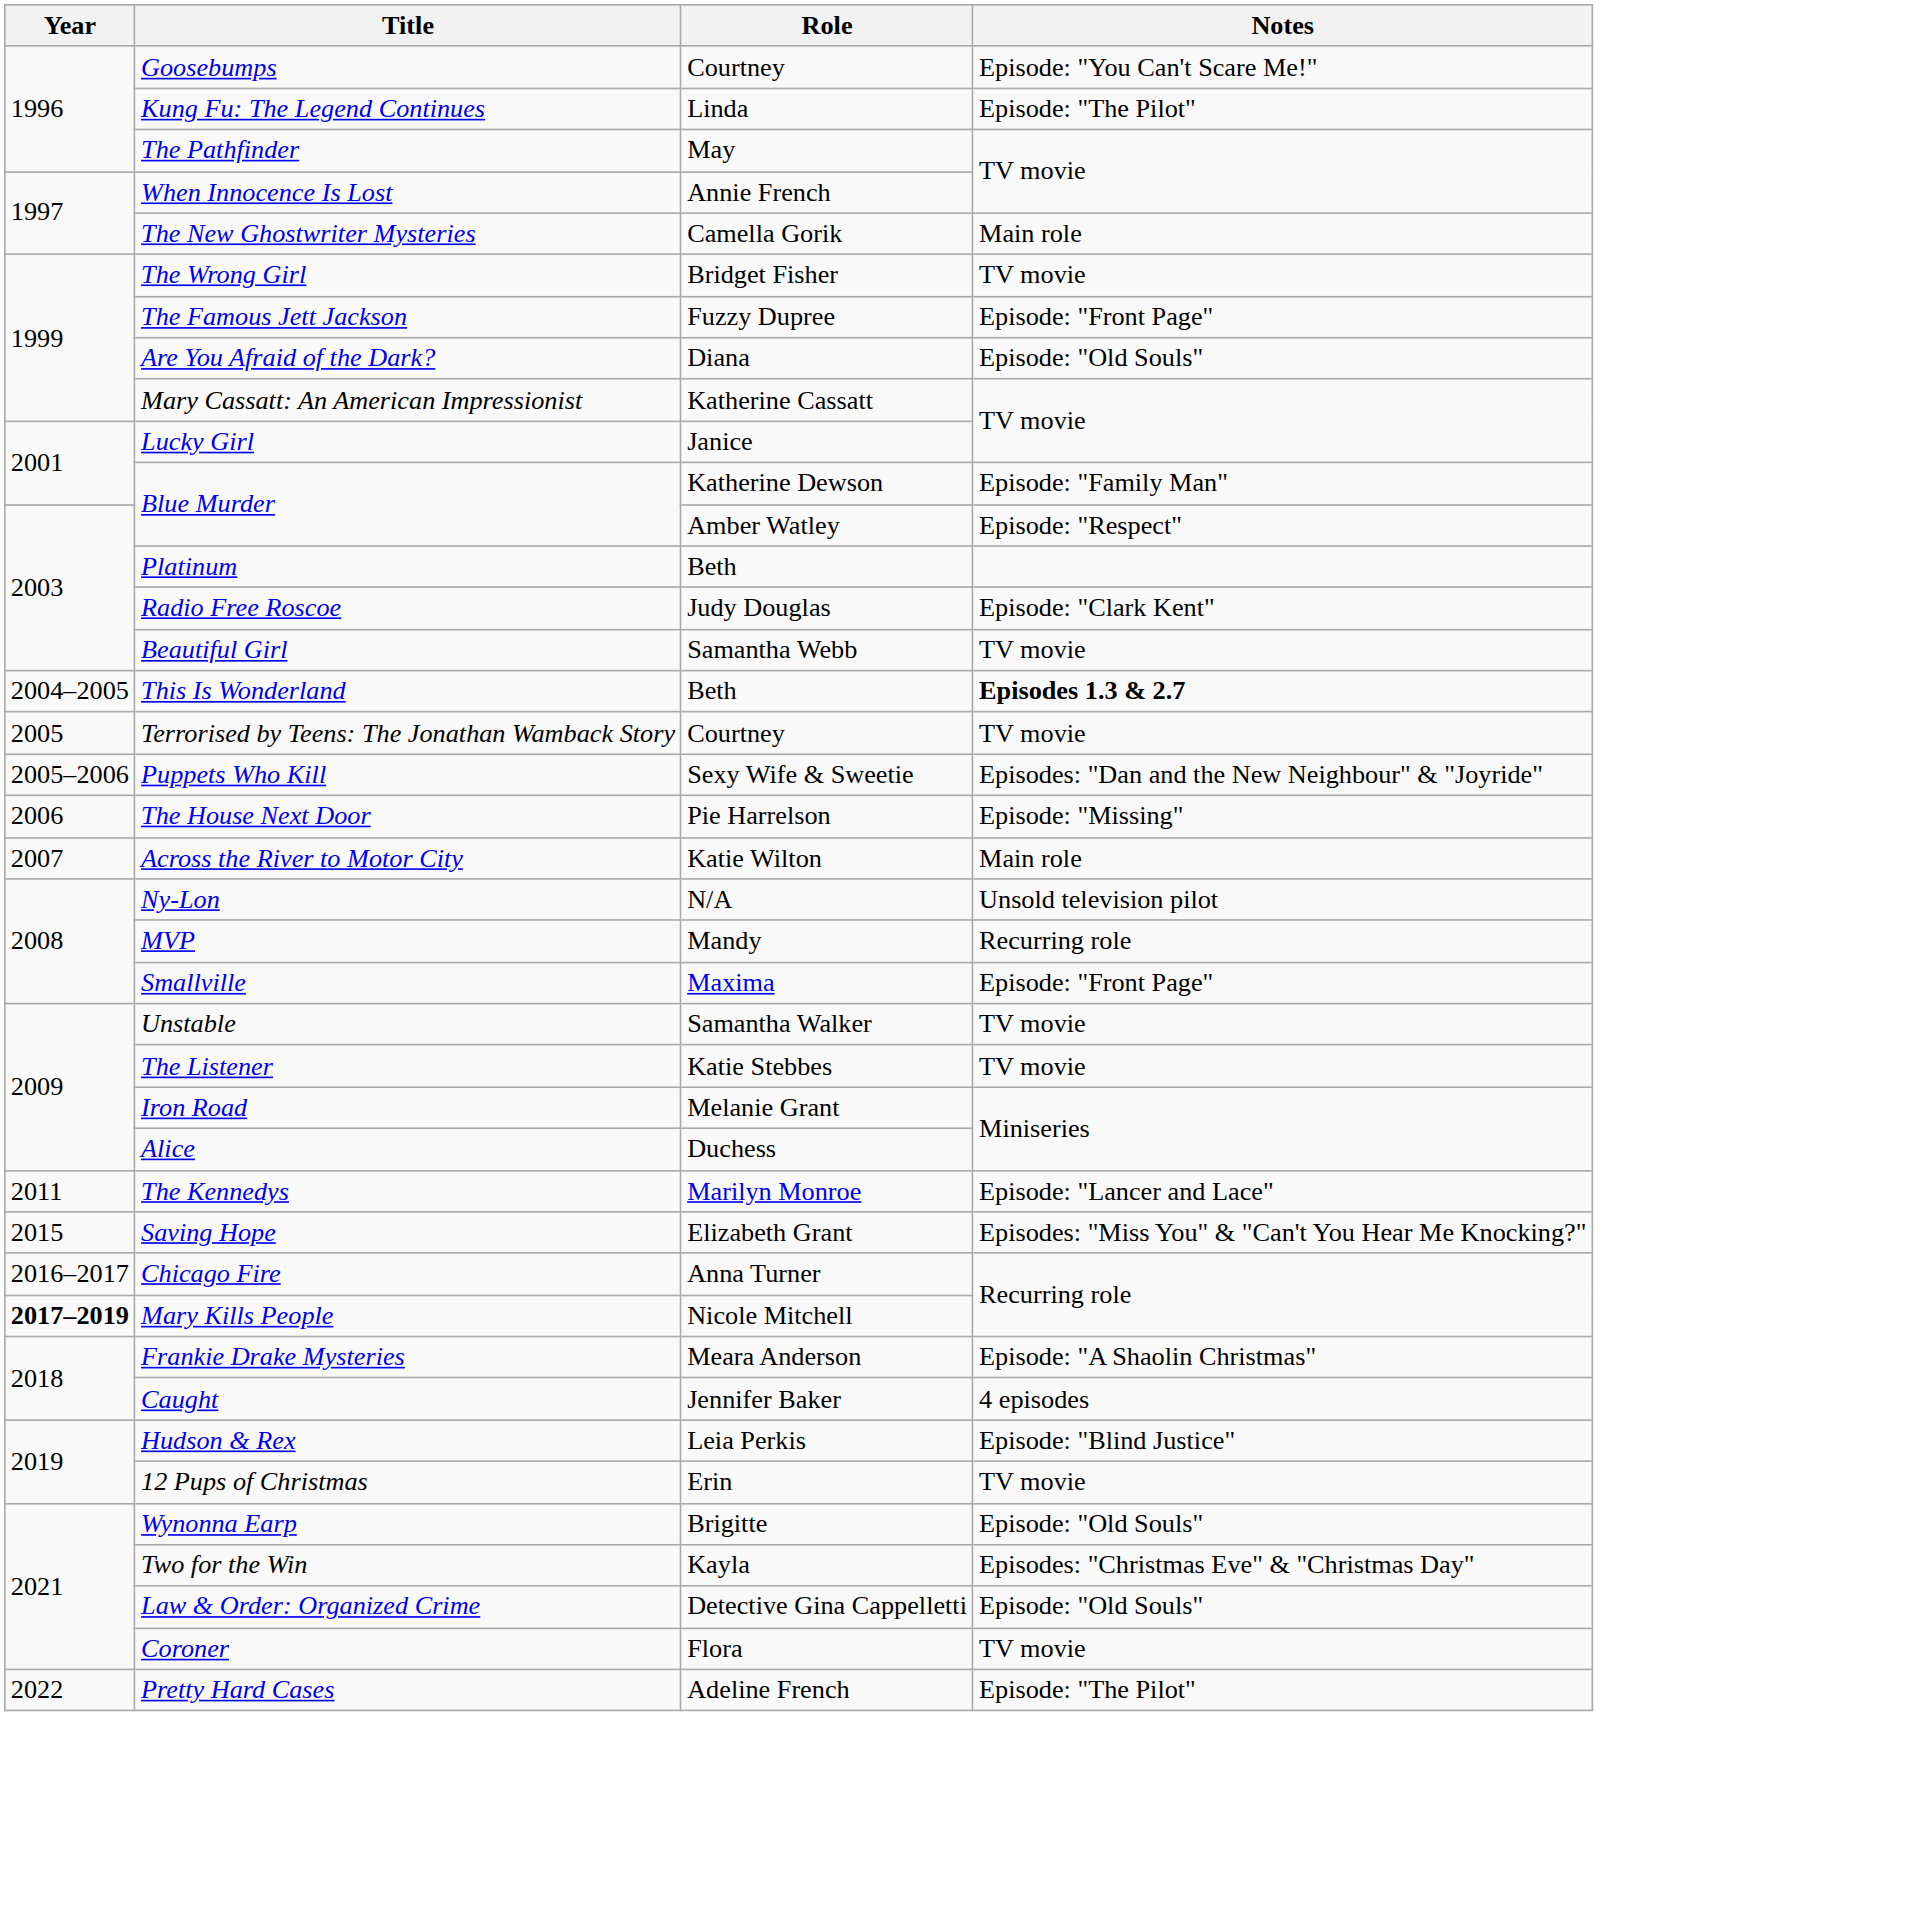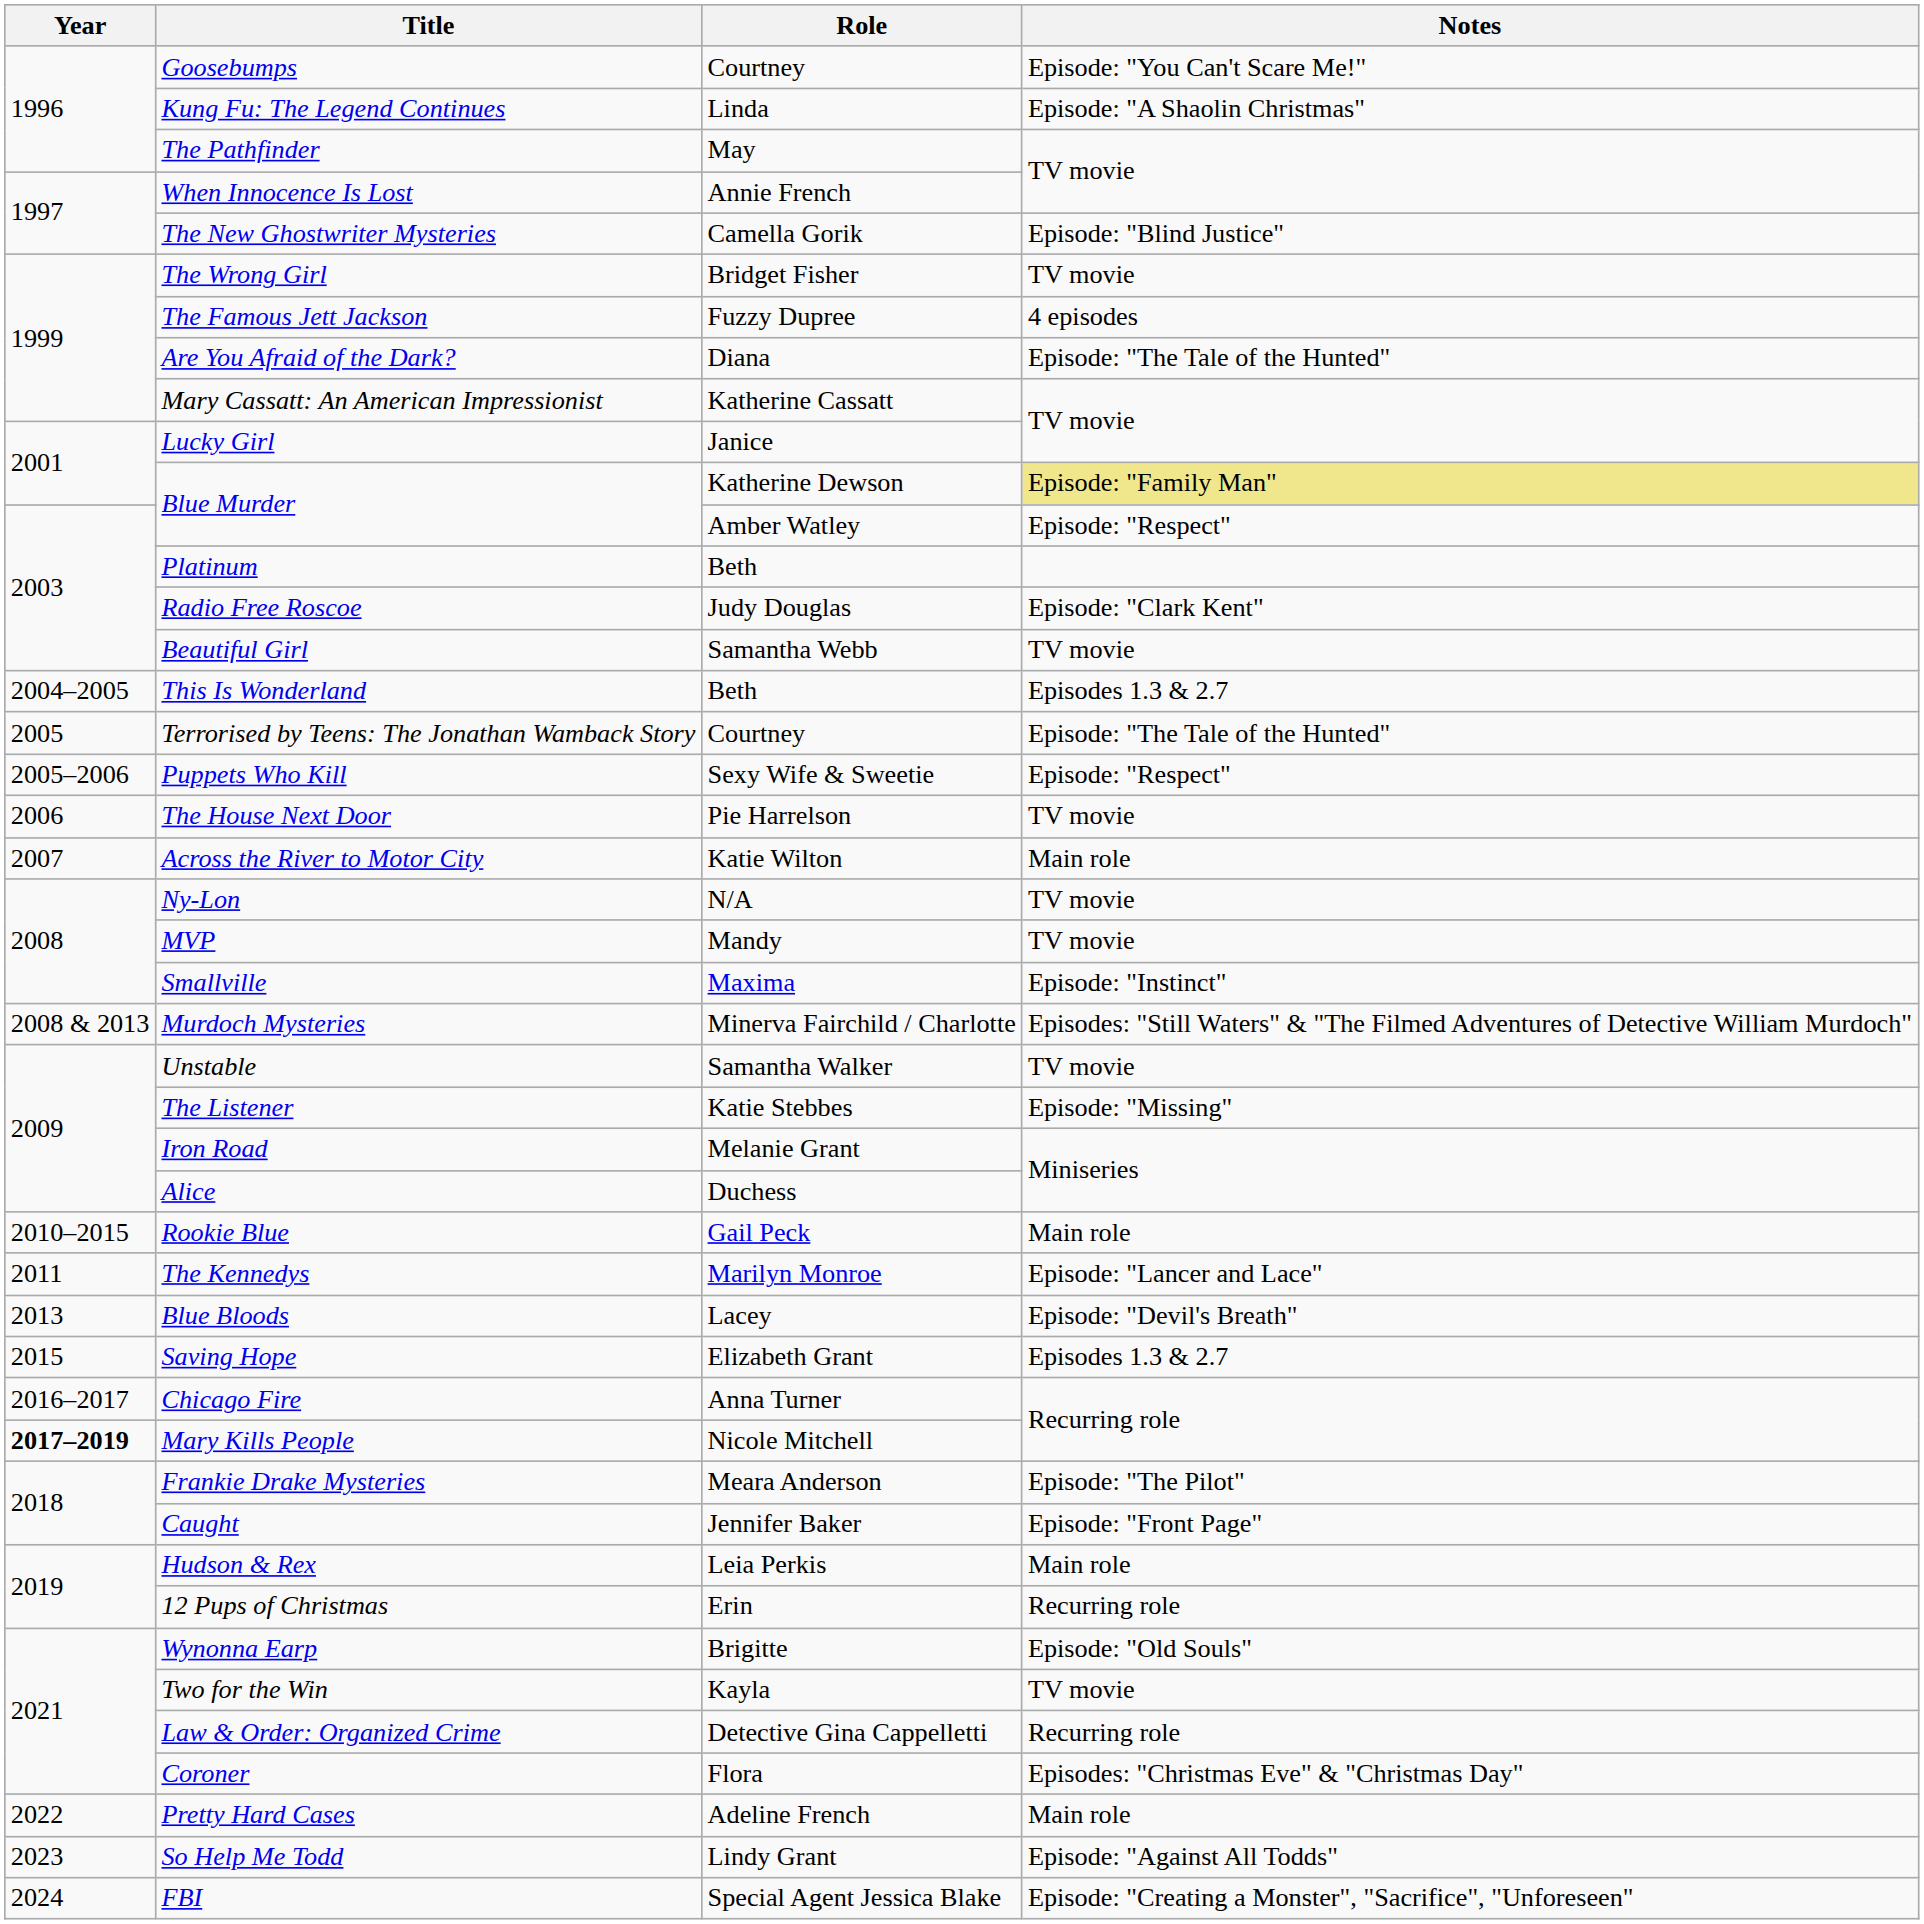(1087, 108) Episode: "The Pilot" -> (1196, 108) Episode: "A Shaolin Christmas"
(1030, 233) Main role -> (1156, 233) Episode: "Blind Justice"
(1096, 316) Episode: "Front Page" -> (1083, 316) 4 episodes
(1091, 358) Episode: "Old Souls" -> (1209, 358) Episode: "The Tale of the Hunted"
(1103, 483) no background -> (1152, 483) khaki background
(1082, 691) bold -> (1128, 691) normal
(1032, 732) TV movie -> (1209, 732) Episode: "The Tale of the Hunted"
(1261, 774) Episodes: "Dan and the New Neighbour" & "Joyride" -> (1129, 774) Episode: "Respect"
(1081, 815) Episode: "Missing" -> (1081, 815) TV movie
(1099, 899) Unsold television pilot -> (1081, 899) TV movie
(1055, 940) Recurring role -> (1081, 940) TV movie
(1096, 982) Episode: "Front Page" -> (1127, 982) Episode: "Instinct"
+ row: (263, 1024)
(1032, 1065) TV movie -> (1130, 1107) Episode: "Missing"
+ row: (225, 1232)
+ row: (225, 1315)
(1283, 1232) Episodes: "Miss You" & "Can't You Hear Me Knocking?" -> (1128, 1356) Episodes 1.3 & 2.7
(1148, 1356) Episode: "A Shaolin Christmas" -> (1136, 1481) Episode: "The Pilot"
(1034, 1398) 4 episodes -> (1145, 1523) Episode: "Front Page"
(1107, 1440) Episode: "Blind Justice" -> (1079, 1565) Main role
(1032, 1481) TV movie -> (1104, 1606) Recurring role
(1227, 1565) Episodes: "Christmas Eve" & "Christmas Day" -> (1081, 1689) TV movie
(1091, 1606) Episode: "Old Souls" -> (1104, 1731) Recurring role
(1032, 1648) TV movie -> (1276, 1773) Episodes: "Christmas Eve" & "Christmas Day"
(1087, 1689) Episode: "The Pilot" -> (1079, 1814) Main role
+ row: (252, 1856)
+ row: (182, 1897)
